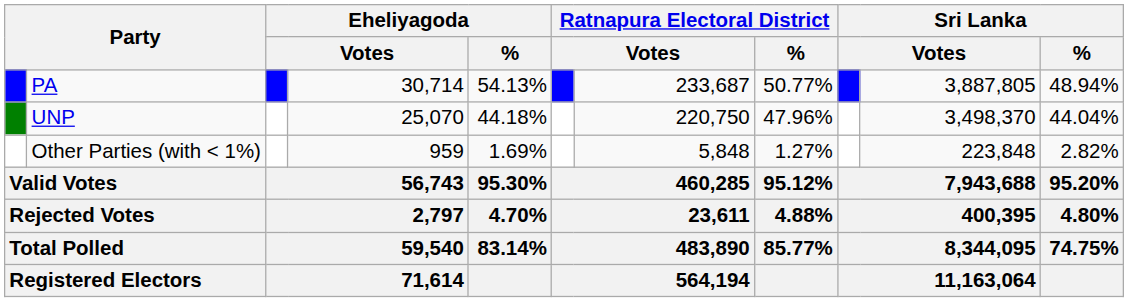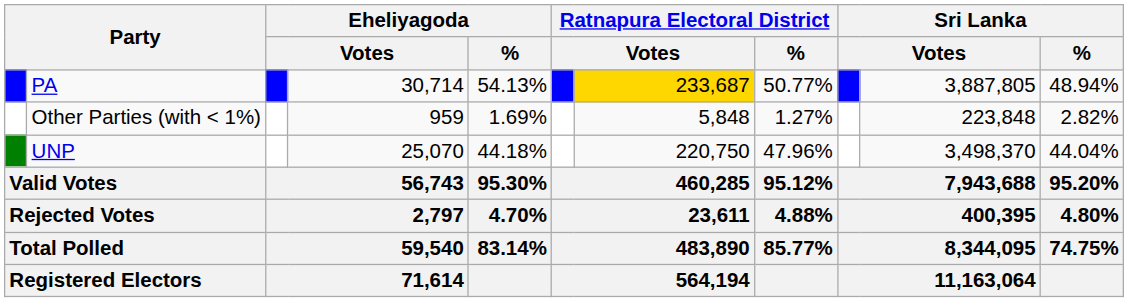(713, 85) no background -> (713, 85) gold background
rows swapped: (53, 118) <-> (146, 150)
